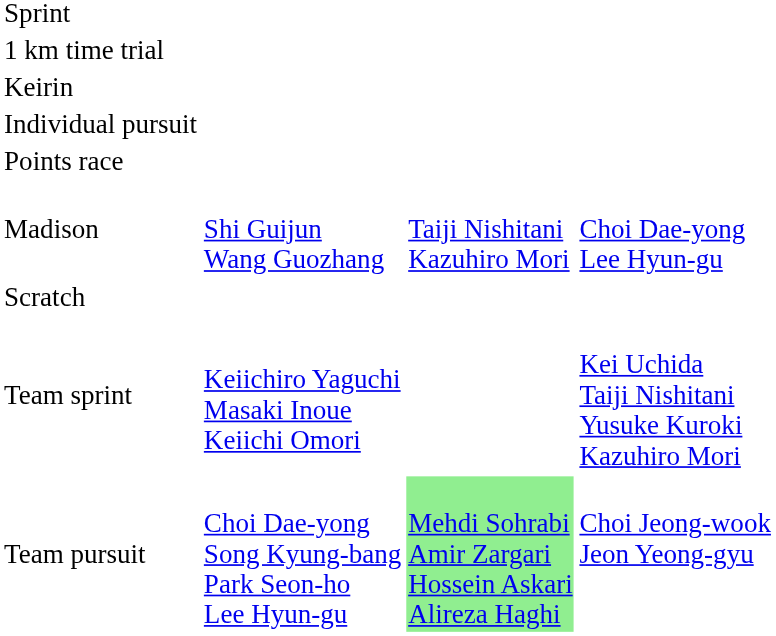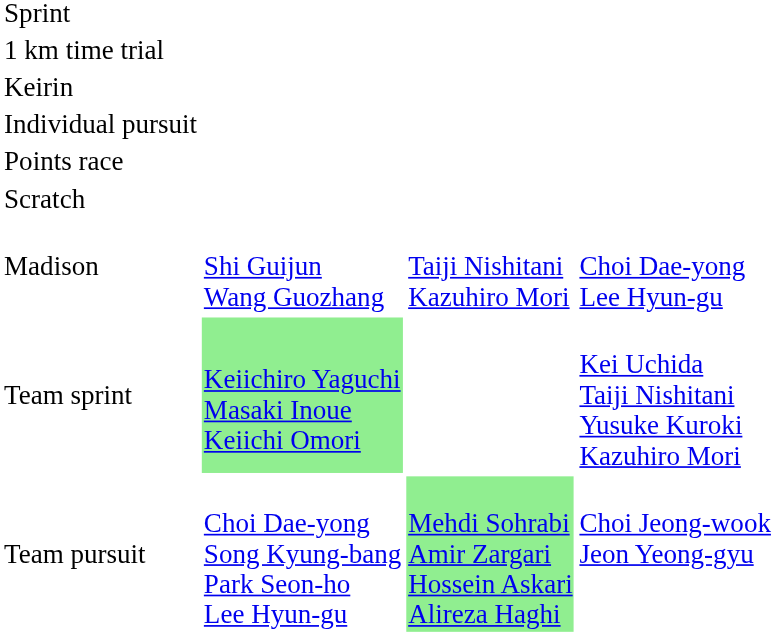rows swapped: (45, 296) <-> (51, 229)
(302, 410) no background -> (302, 410) lightgreen background
